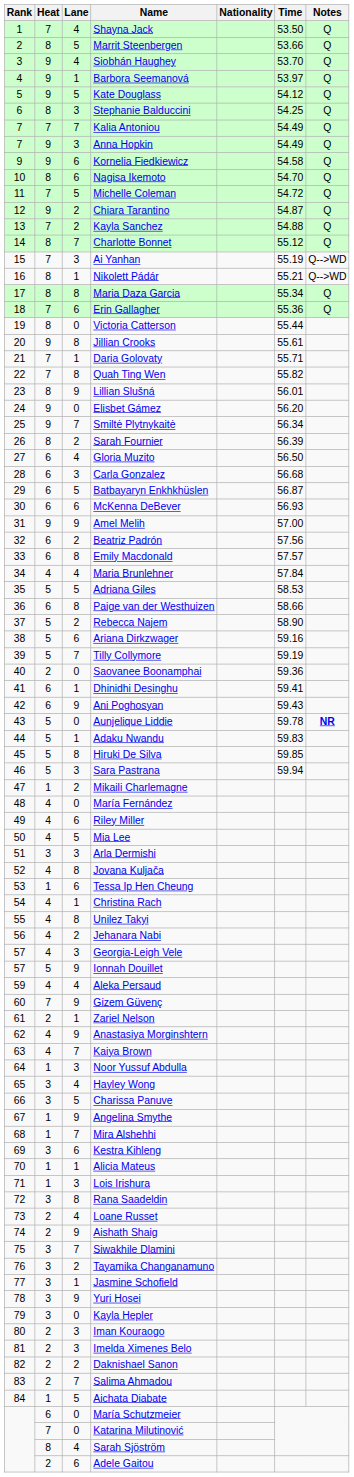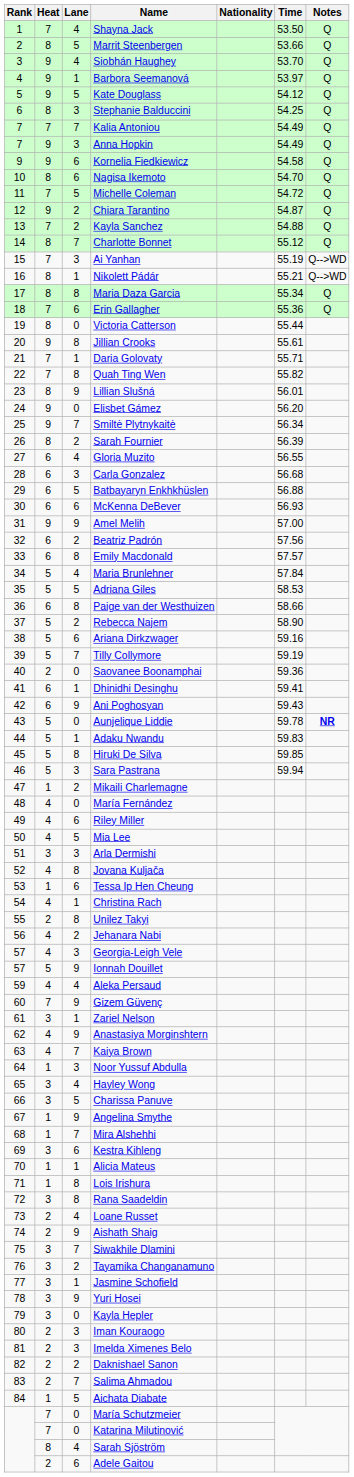(290, 458) 56.50 -> (290, 458) 56.55
(290, 491) 56.87 -> (290, 491) 56.88
(48, 573) 4 -> (48, 573) 5
(48, 919) 4 -> (48, 919) 2
(48, 1018) 2 -> (48, 1018) 3
(76, 1183) 3 -> (76, 1183) 8
(48, 1414) 6 -> (48, 1414) 7
